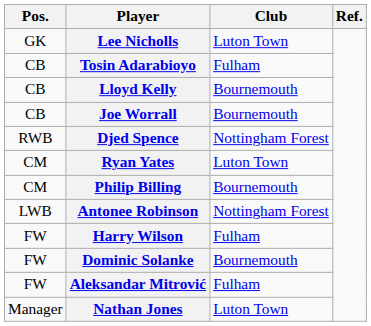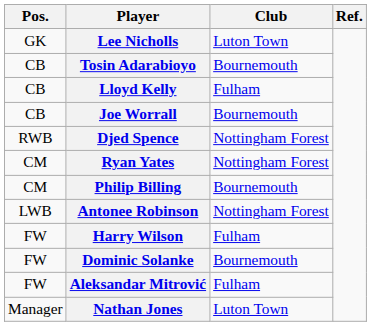(237, 65) Fulham -> (255, 65) Bournemouth
(255, 89) Bournemouth -> (237, 89) Fulham
(251, 162) Luton Town -> (271, 162) Nottingham Forest
